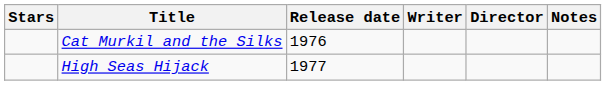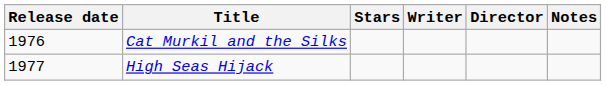columns swapped: (345, 17) <-> (31, 17)
